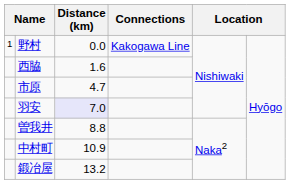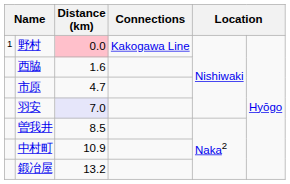(98, 46) no background -> (98, 46) pink background
(98, 128) 8.8 -> (98, 128) 8.5
